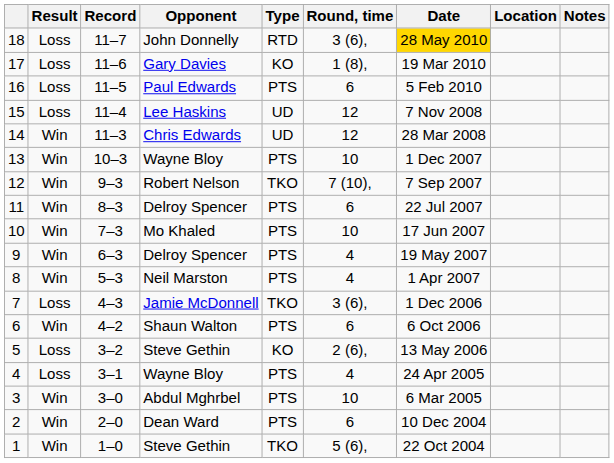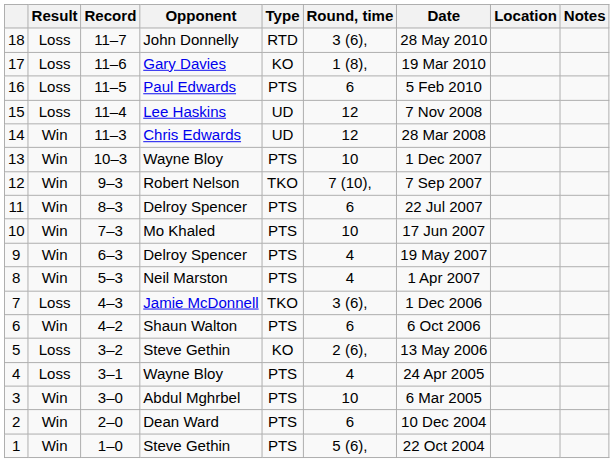(444, 40) gold background -> (444, 40) no background
(283, 445) TKO -> (283, 445) PTS
